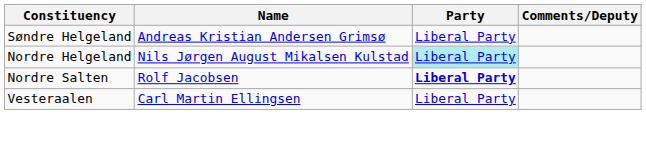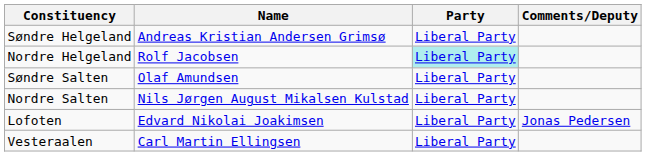(273, 57) Nils Jørgen August Mikalsen Kulstad -> (188, 57) Rolf Jacobsen
+ row: (58, 78)
(188, 78) Rolf Jacobsen -> (273, 99) Nils Jørgen August Mikalsen Kulstad
(465, 78) bold -> (465, 99) normal
+ row: (35, 120)
